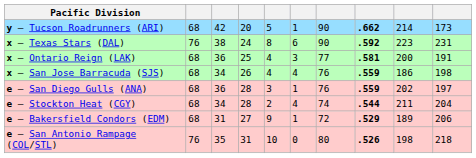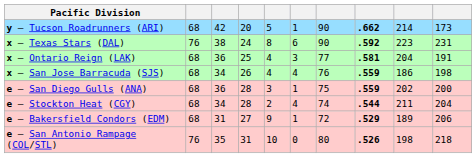(404, 58) 200 -> (404, 58) 204
(324, 88) 76 -> (324, 88) 75
(443, 88) 197 -> (443, 88) 200
